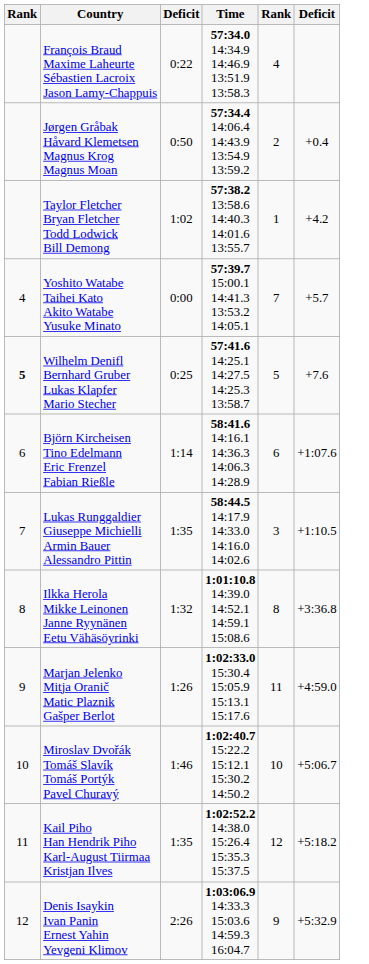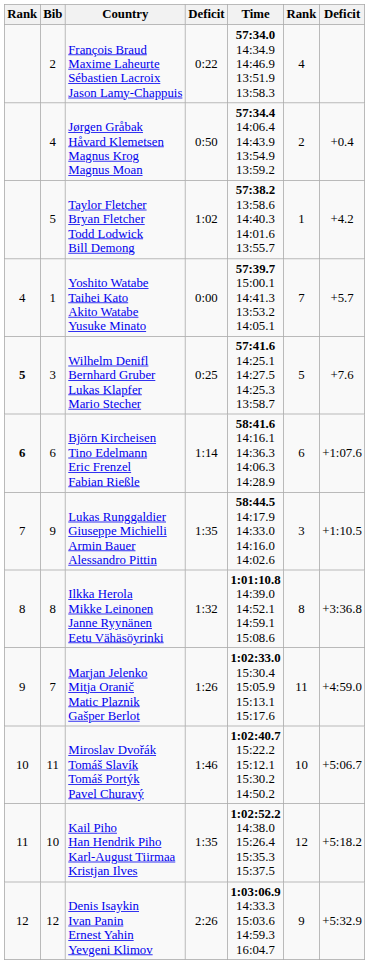+ column: (53, 14)
(22, 453) normal -> (22, 453) bold
